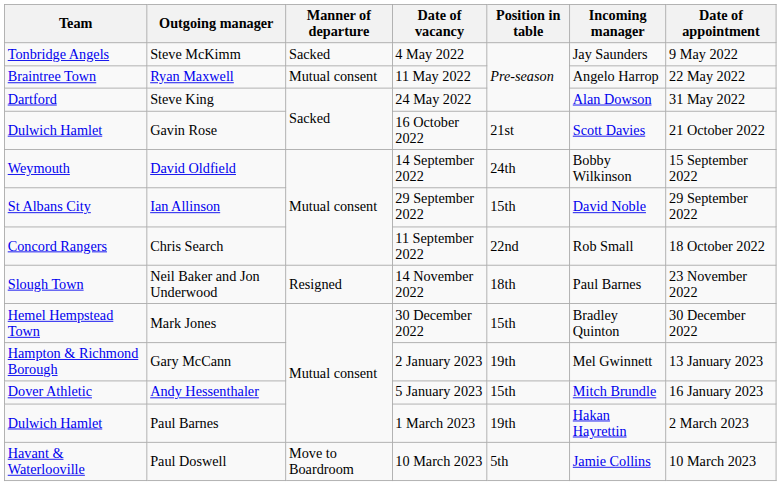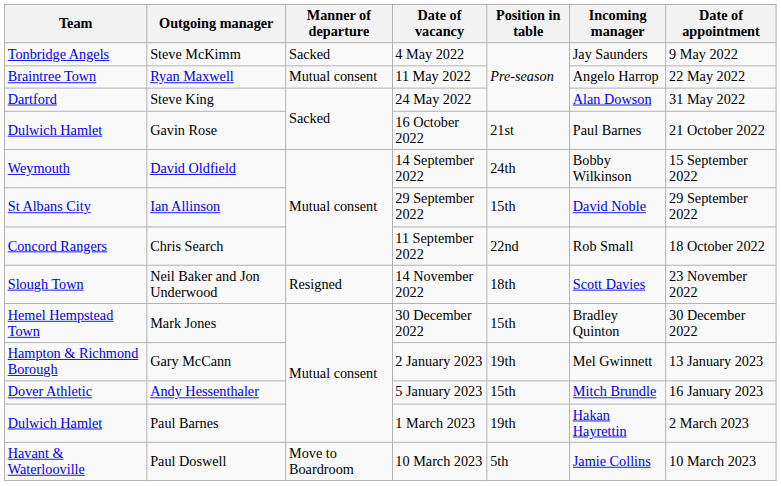(609, 130) Scott Davies -> (607, 130) Paul Barnes
(607, 284) Paul Barnes -> (609, 284) Scott Davies
